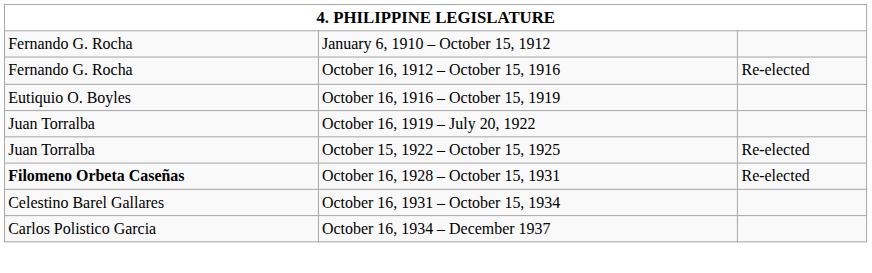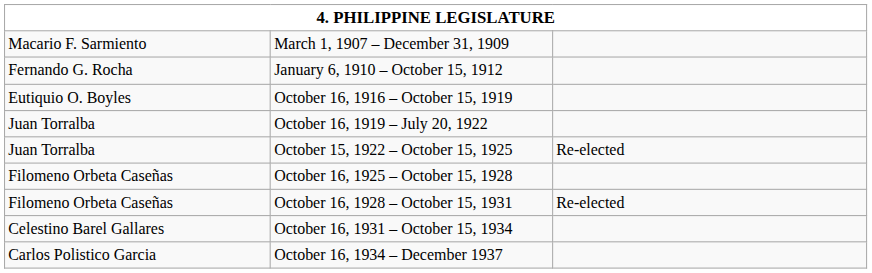+ row: (392, 44)
- row: (441, 70)
+ row: (393, 176)
(96, 176) bold -> (91, 202) normal
